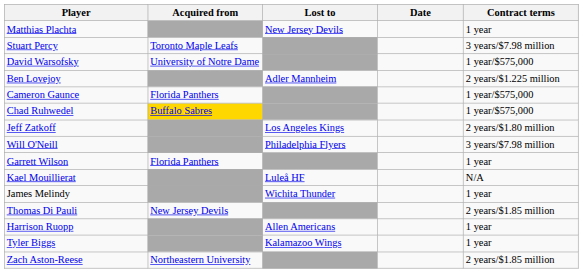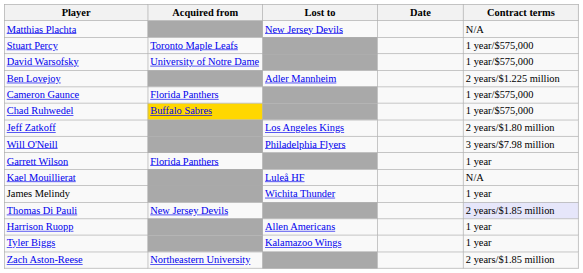(479, 29) 1 year -> (475, 29) N/A
(510, 45) 3 years/$7.98 million -> (500, 45) 1 year/$575,000
(510, 210) no background -> (510, 210) lavender background
